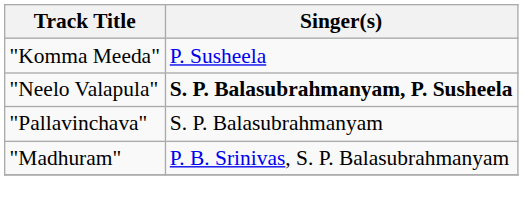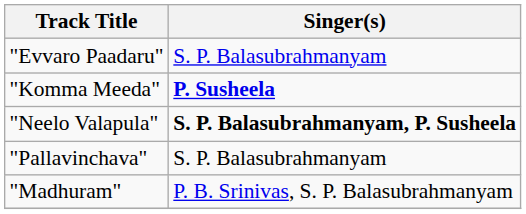+ row: (87, 55)
(218, 55) normal -> (224, 89) bold
